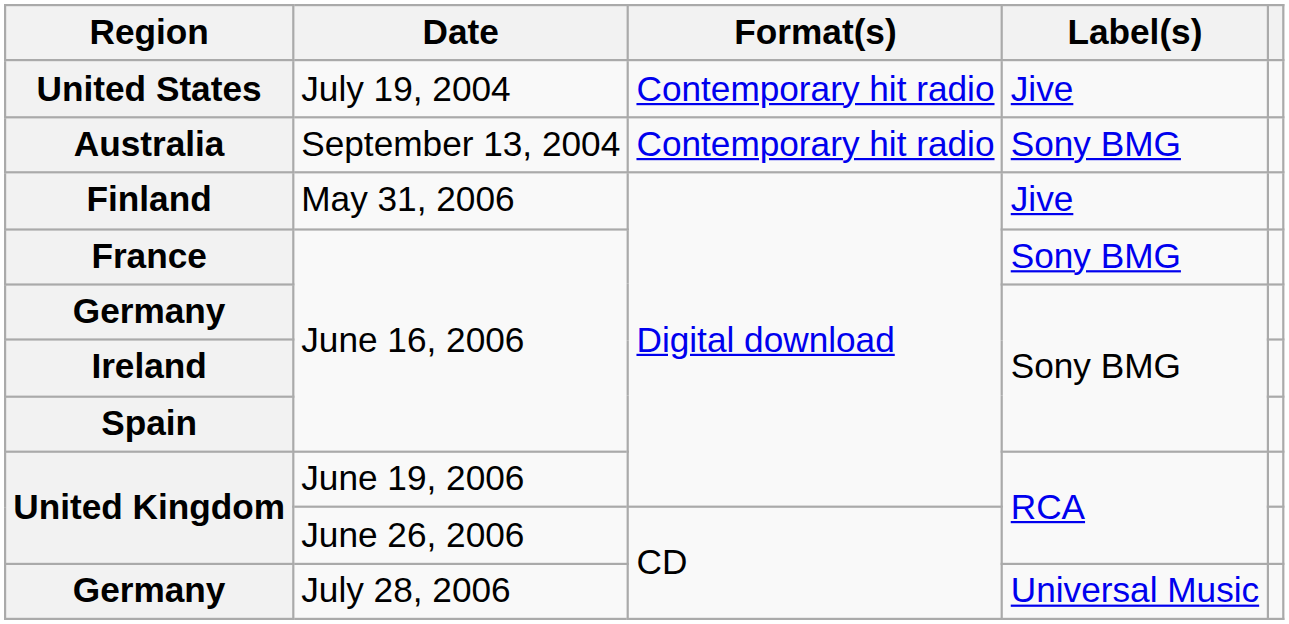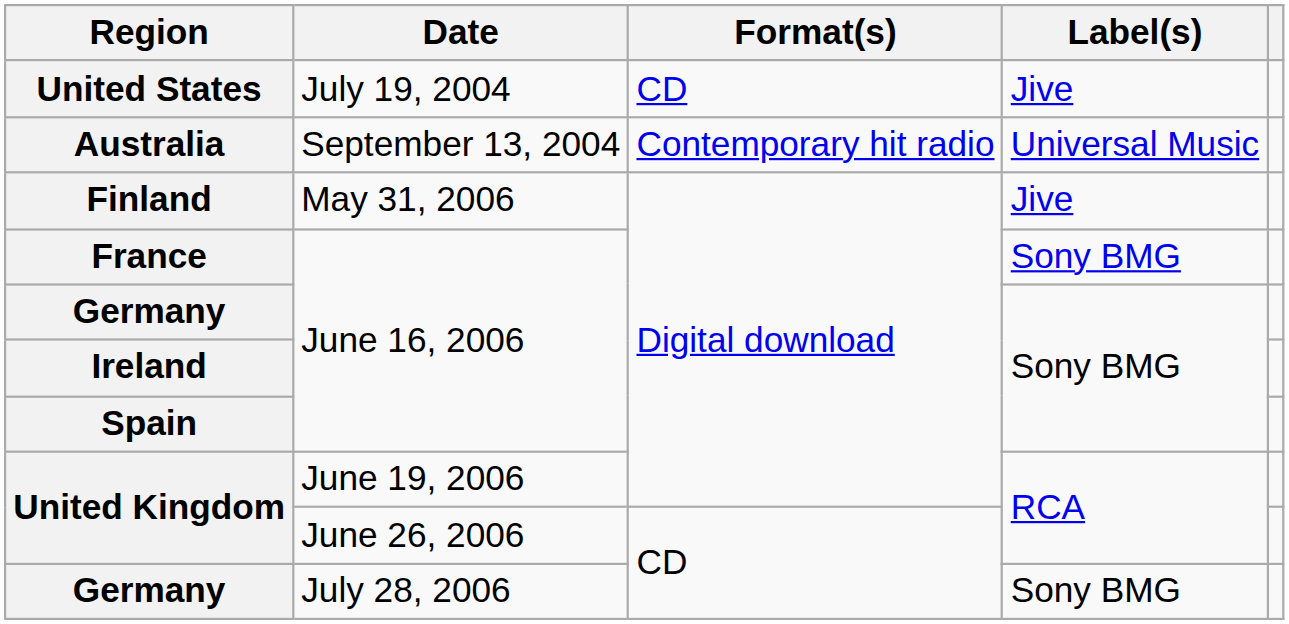(815, 88) Contemporary hit radio -> (662, 88) CD
(1096, 144) Sony BMG -> (1135, 144) Universal Music
(1135, 590) Universal Music -> (1096, 590) Sony BMG
